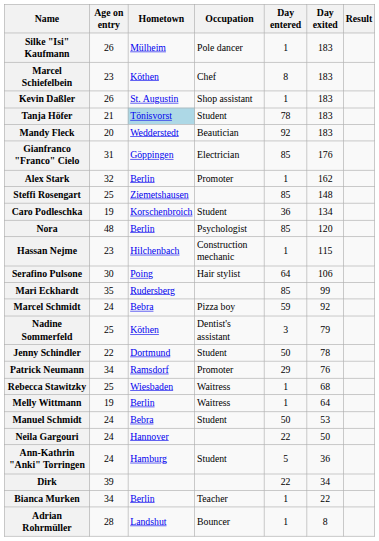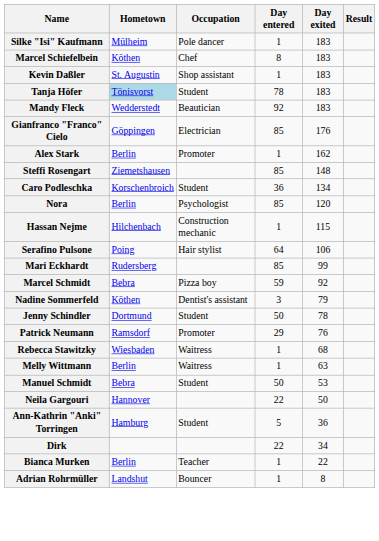- column: (109, 18)
(325, 403) 64 -> (323, 366) 63
